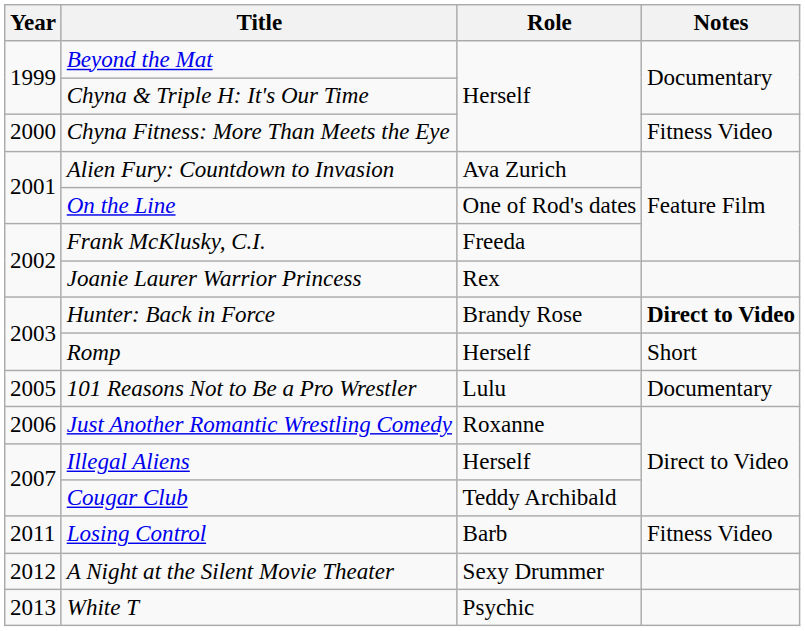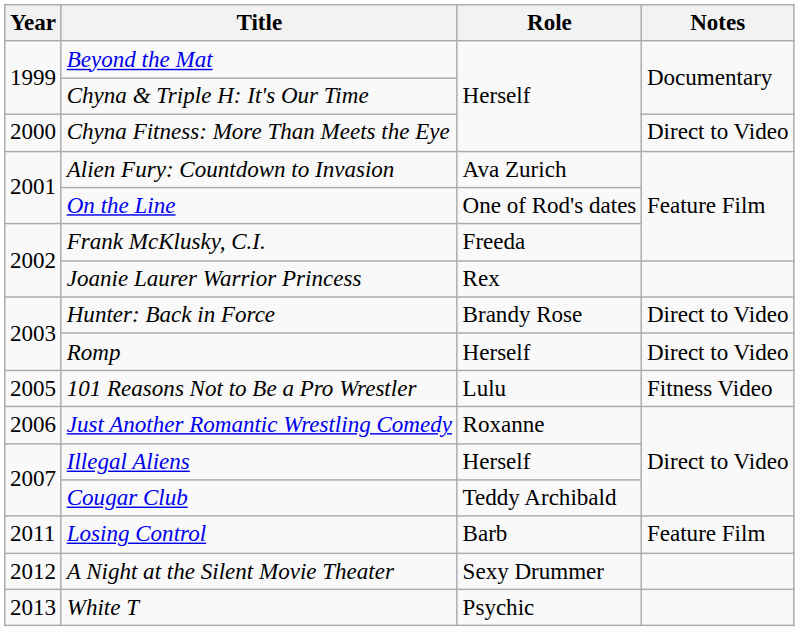(710, 132) Fitness Video -> (718, 132) Direct to Video
(721, 315) bold -> (718, 315) normal
(672, 351) Short -> (718, 351) Direct to Video
(710, 388) Documentary -> (710, 388) Fitness Video
(710, 534) Fitness Video -> (706, 534) Feature Film
